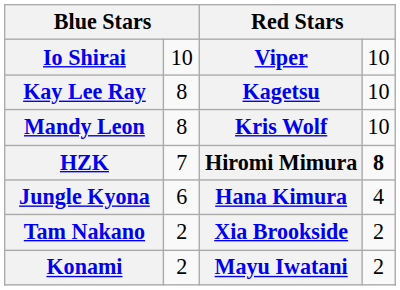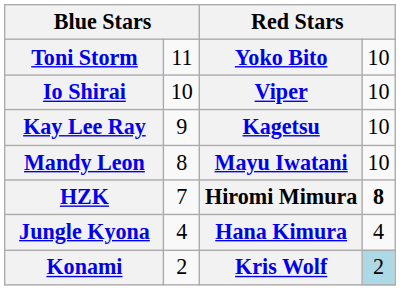+ row: (84, 57)
(182, 92) 8 -> (182, 127) 9
(281, 127) Kris Wolf -> (281, 162) Mayu Iwatani
(182, 197) 6 -> (182, 232) 4
- row: (84, 232)
(281, 267) Mayu Iwatani -> (281, 267) Kris Wolf
(379, 267) no background -> (379, 267) lightblue background
